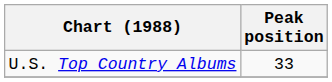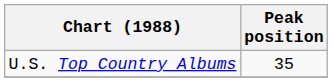(284, 64) 33 -> (284, 64) 35
